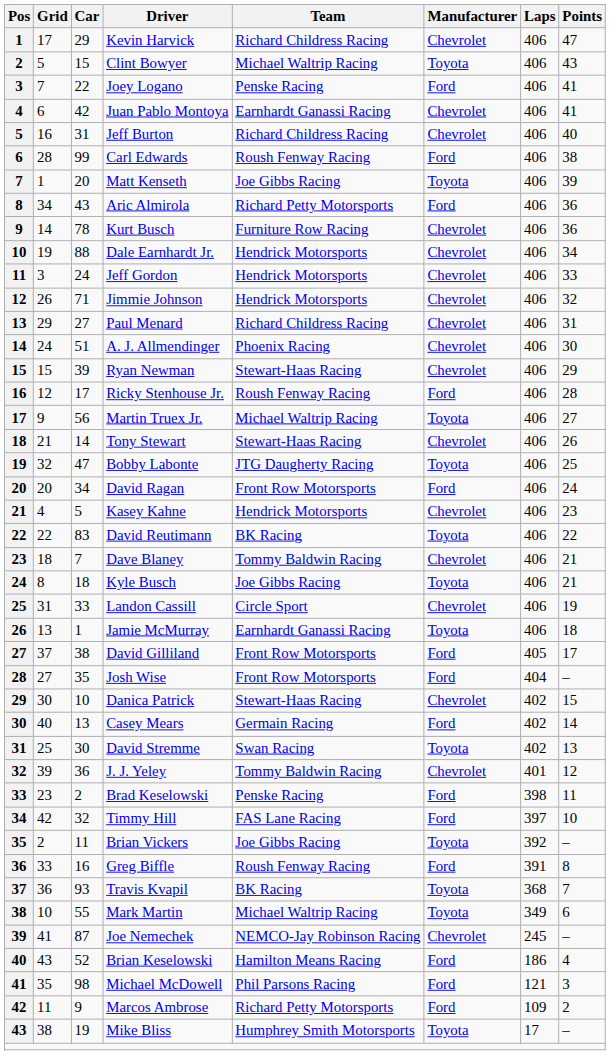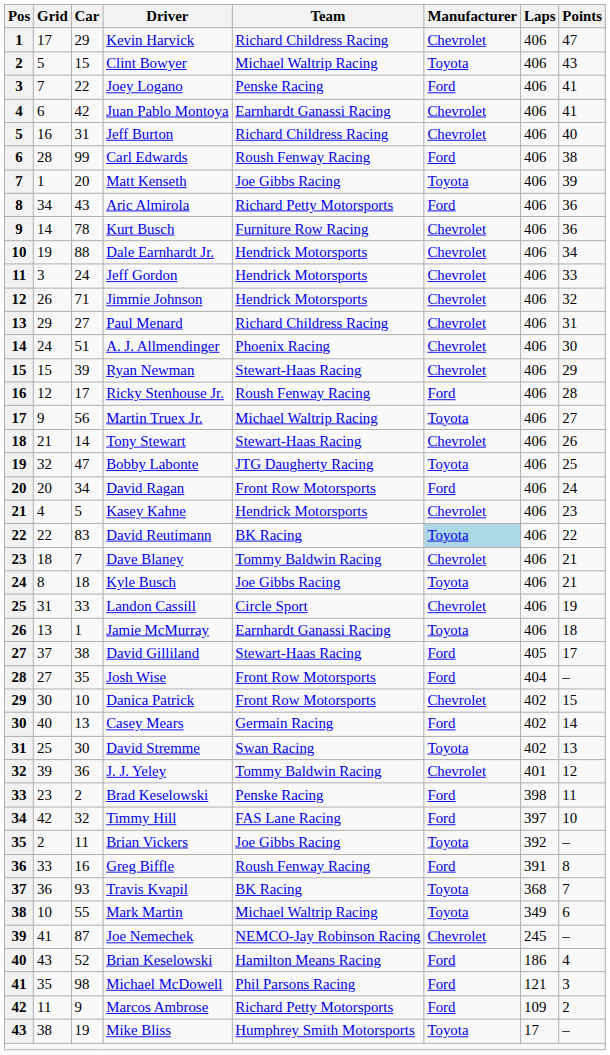(448, 535) no background -> (448, 535) lightblue background
(306, 653) Front Row Motorsports -> (298, 653) Stewart-Haas Racing
(298, 700) Stewart-Haas Racing -> (306, 700) Front Row Motorsports
